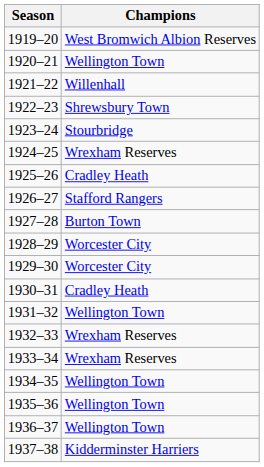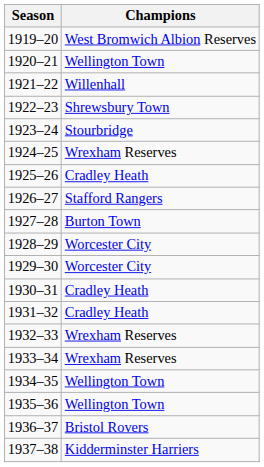(115, 312) Wellington Town -> (107, 312) Cradley Heath
(115, 426) Wellington Town -> (107, 426) Bristol Rovers
